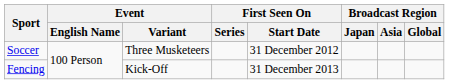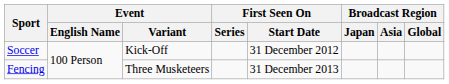(167, 50) Three Musketeers -> (147, 50) Kick-Off
(147, 69) Kick-Off -> (167, 69) Three Musketeers
